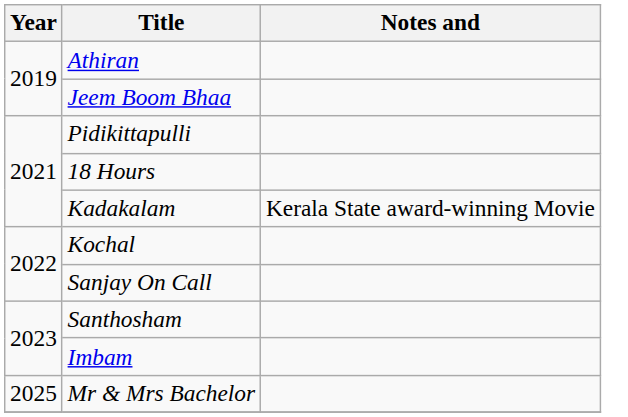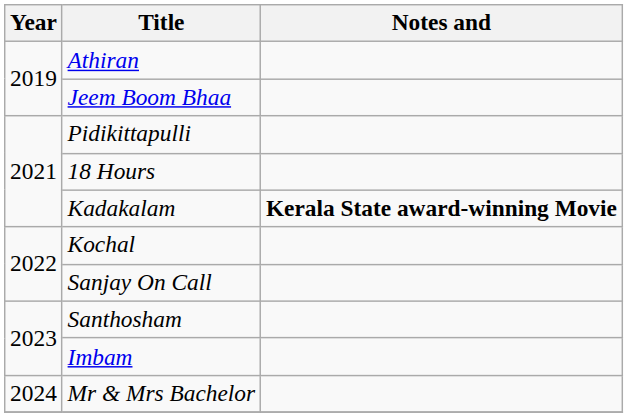(430, 208) normal -> (441, 208) bold
(33, 393) 2025 -> (33, 393) 2024
